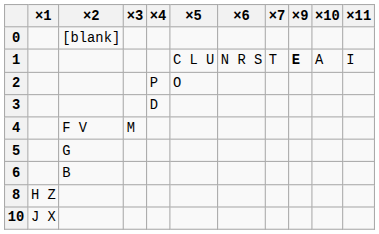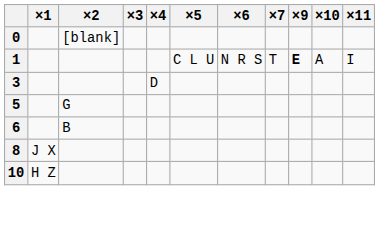- row: (16, 83)
- row: (16, 128)
(43, 195) H Z -> (43, 151) J X
(43, 218) J X -> (43, 173) H Z
